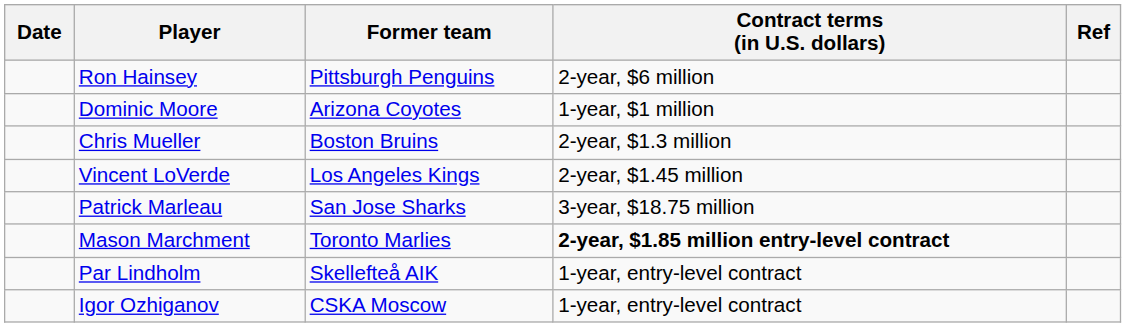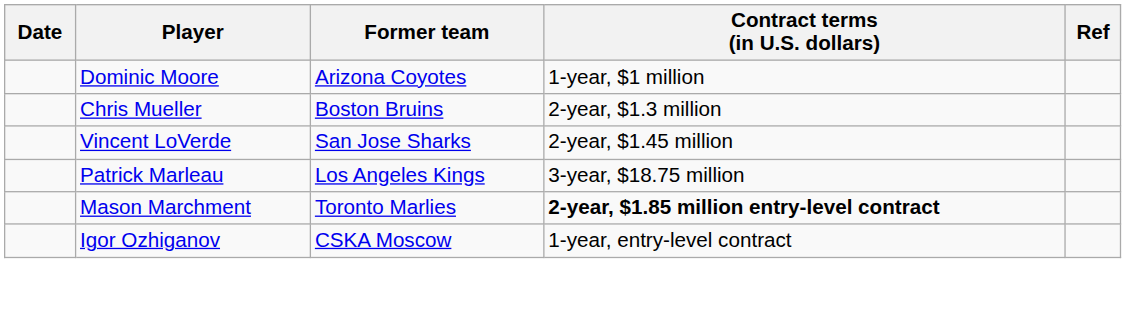- row: (138, 76)
(395, 175) Los Angeles Kings -> (393, 142) San Jose Sharks
(388, 207) San Jose Sharks -> (400, 175) Los Angeles Kings
- row: (140, 273)
